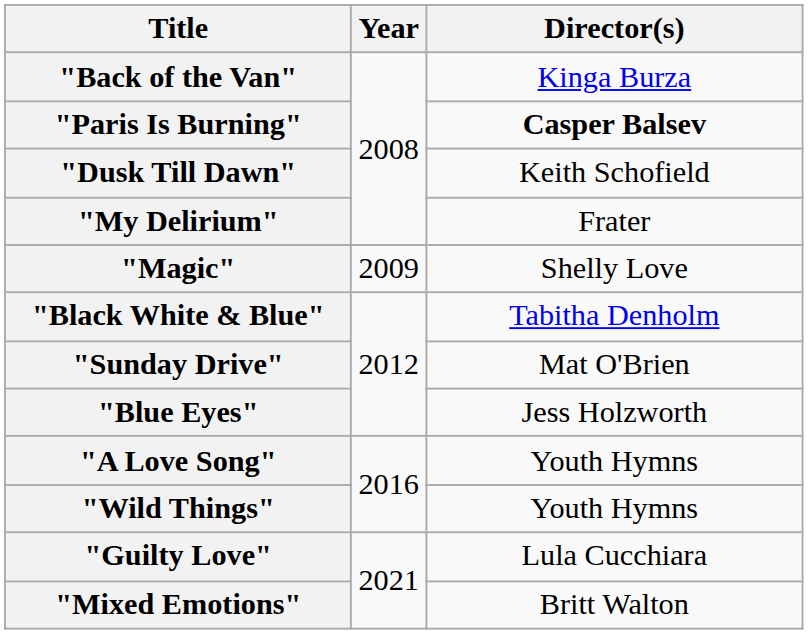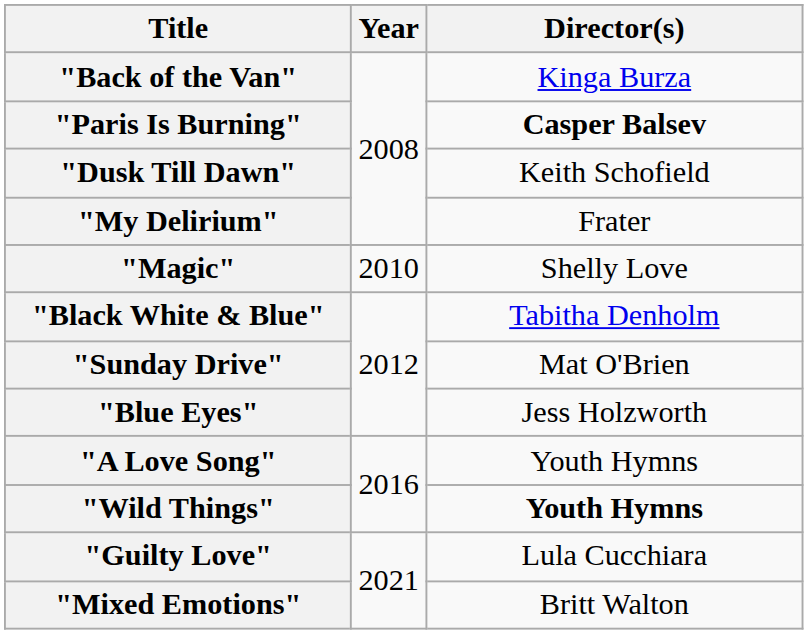(389, 268) 2009 -> (389, 268) 2010
(614, 508) normal -> (614, 508) bold
